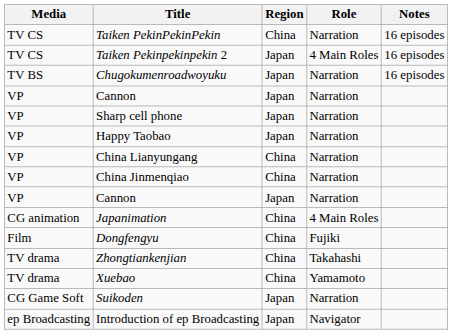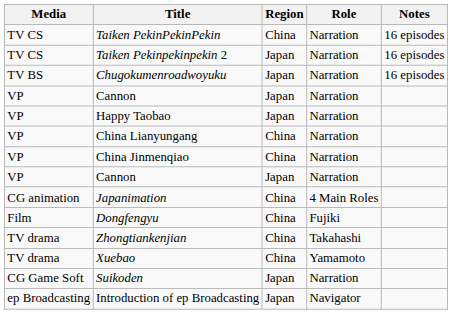(344, 55) 4 Main Roles -> (334, 55) Narration
- row: (16, 116)
